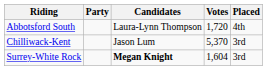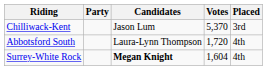rows swapped: (41, 27) <-> (39, 42)
(239, 57) 3rd -> (239, 57) 4th
